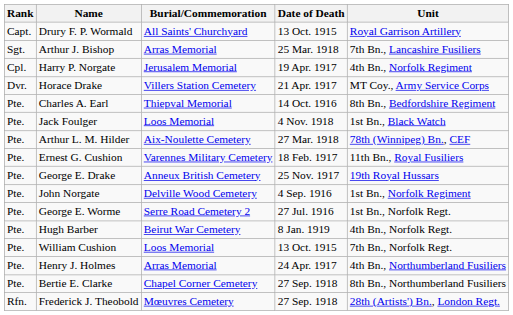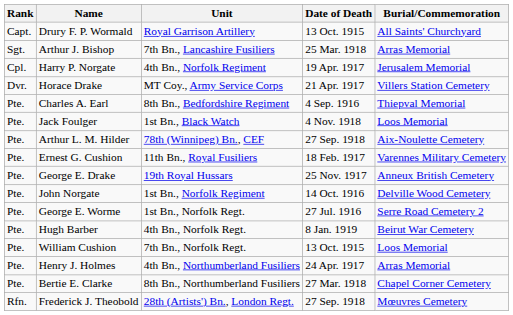columns swapped: (428, 13) <-> (208, 13)
(307, 103) 14 Oct. 1916 -> (332, 103) 4 Sep. 1916
(308, 139) 27 Mar. 1918 -> (335, 139) 27 Sep. 1918
(305, 193) 4 Sep. 1916 -> (335, 193) 14 Oct. 1916
(308, 283) 27 Sep. 1918 -> (336, 283) 27 Mar. 1918
